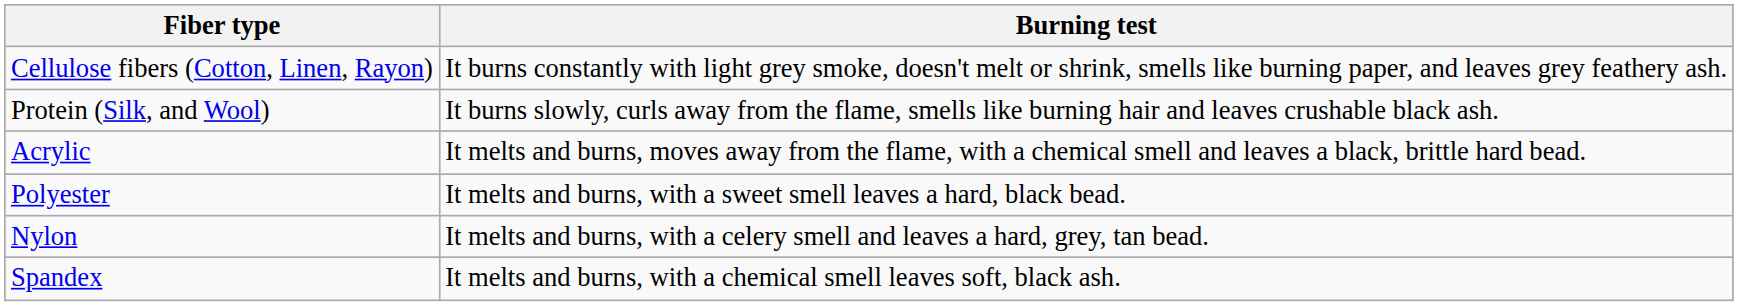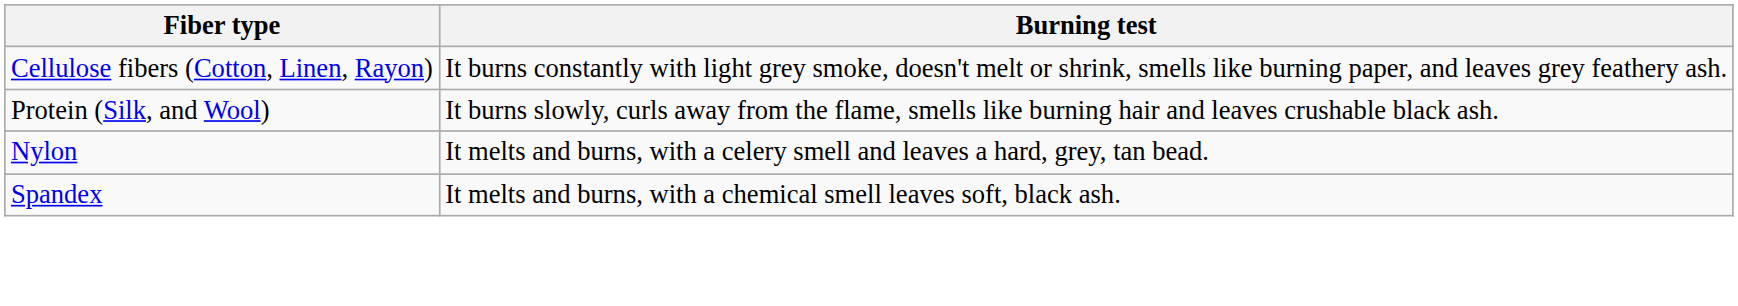- row: (51, 151)
- row: (60, 194)
